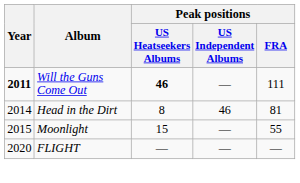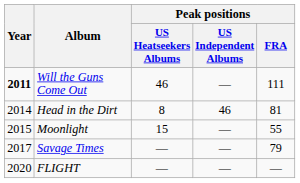(162, 84) bold -> (162, 84) normal
+ row: (70, 148)
